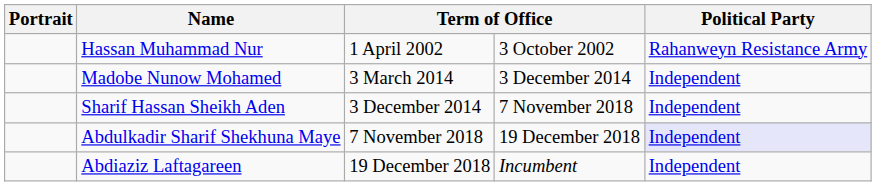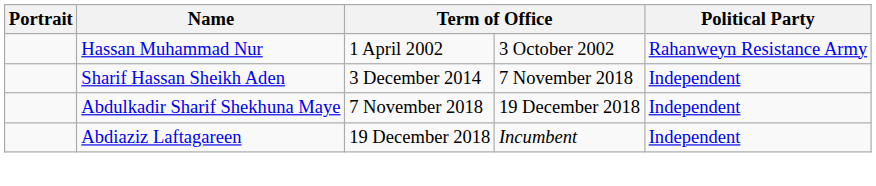- row: (181, 78)
(695, 136) lavender background -> (695, 107) no background
